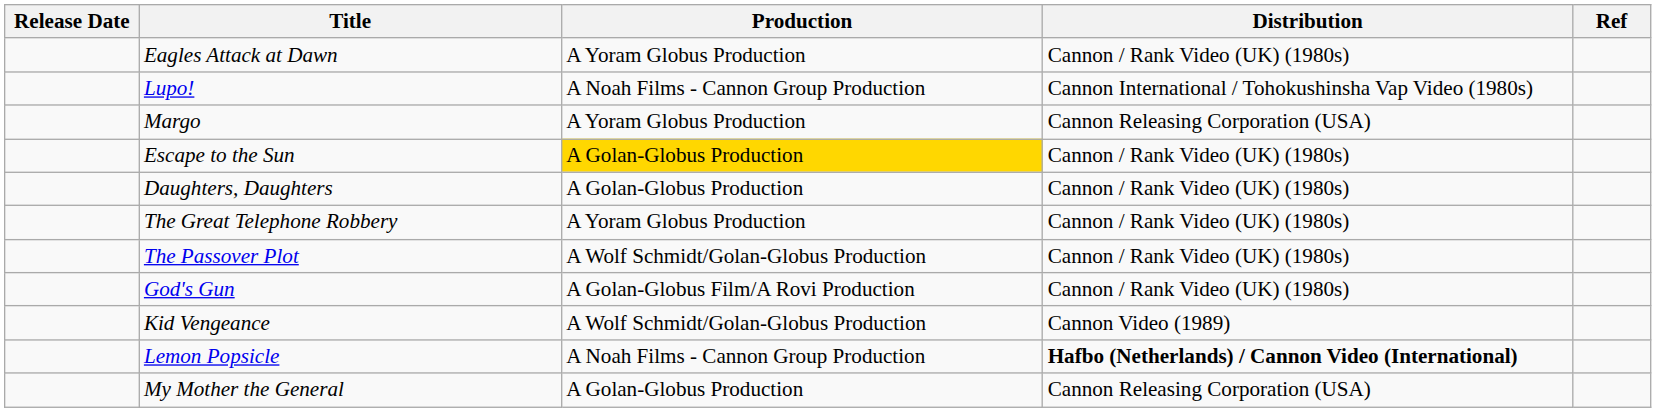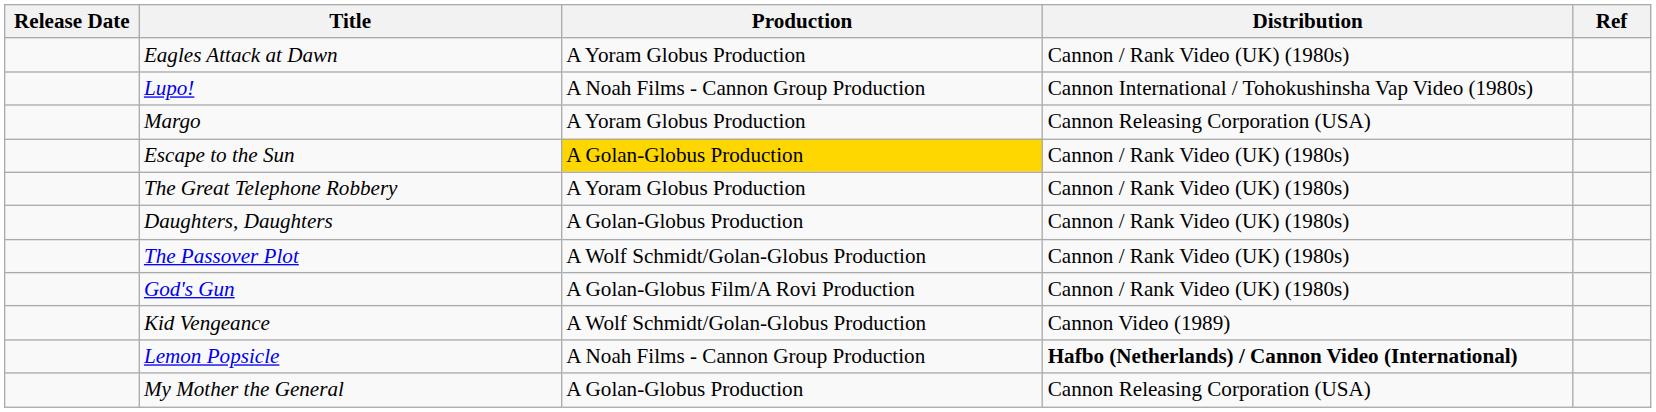rows swapped: (271, 222) <-> (238, 188)
